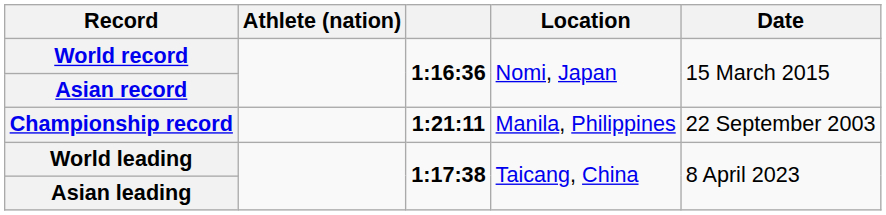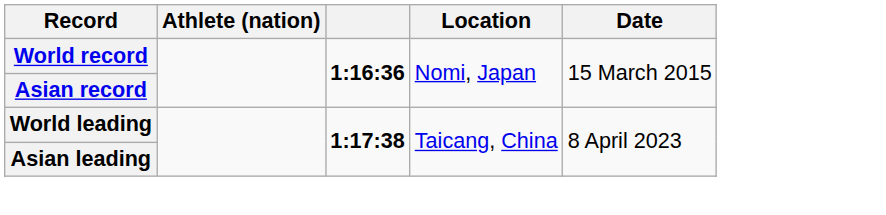- row: (121, 124)
